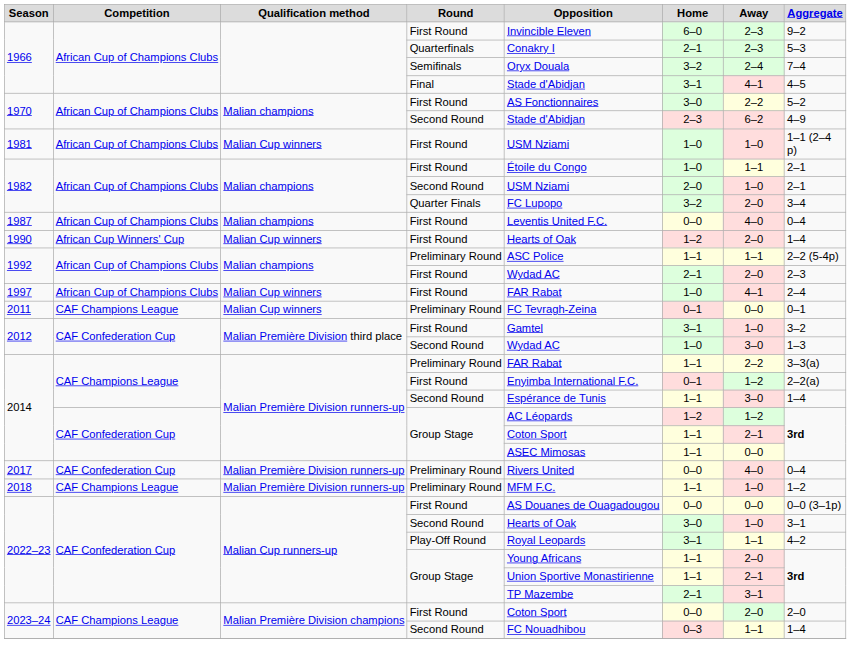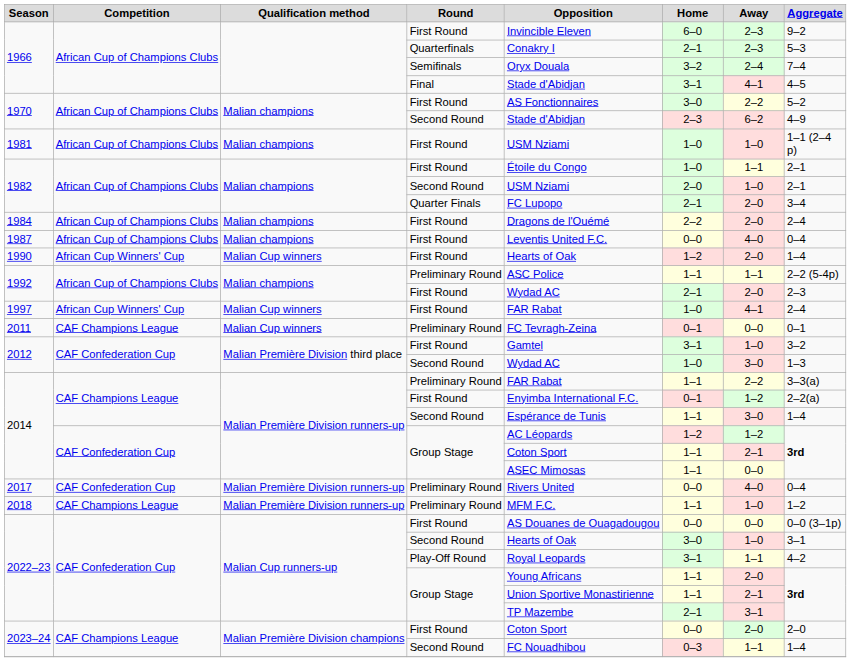(273, 144) Malian Cup winners -> (268, 144) Malian champions
(693, 203) 3–2 -> (693, 203) 2–1
+ row: (19, 221)
(137, 292) African Cup of Champions Clubs -> (120, 310) African Cup Winners' Cup
